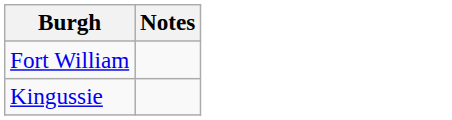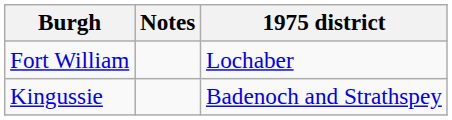+ column: (324, 22)
